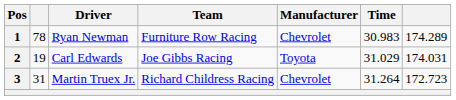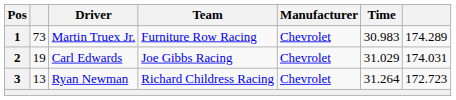(39, 36) 78 -> (39, 36) 73
(90, 36) Ryan Newman -> (93, 36) Martin Truex Jr.
(298, 57) Toyota -> (305, 57) Chevrolet
(39, 79) 31 -> (39, 79) 13
(93, 79) Martin Truex Jr. -> (90, 79) Ryan Newman
